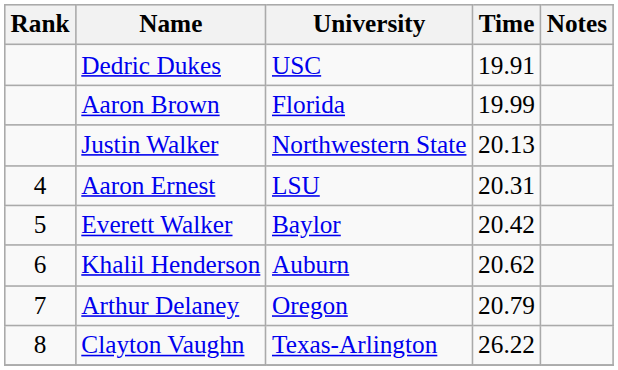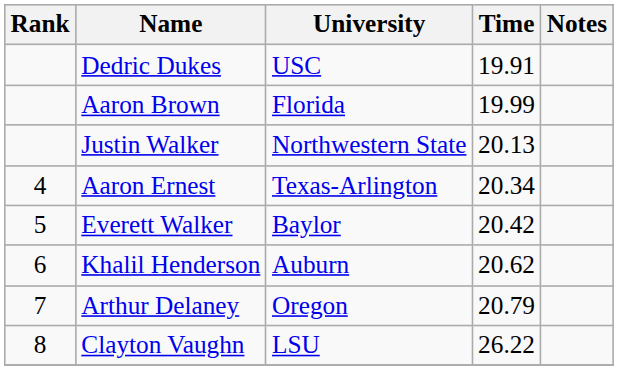(296, 184) LSU -> (355, 184) Texas-Arlington
(507, 184) 20.31 -> (507, 184) 20.34
(355, 345) Texas-Arlington -> (296, 345) LSU
